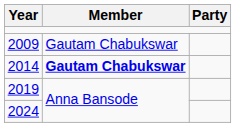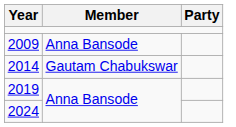(112, 44) Gautam Chabukswar -> (92, 44) Anna Bansode
(116, 66) bold -> (112, 66) normal
